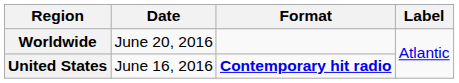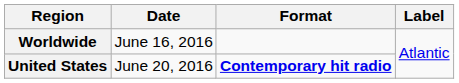(164, 41) June 20, 2016 -> (164, 41) June 16, 2016
(164, 66) June 16, 2016 -> (164, 66) June 20, 2016
